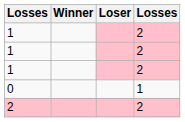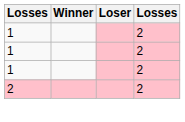- row: (10, 88)
